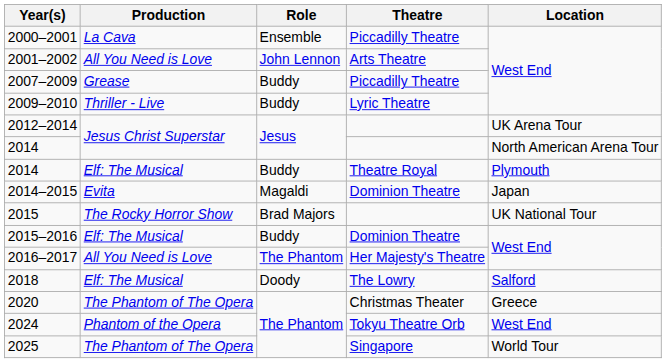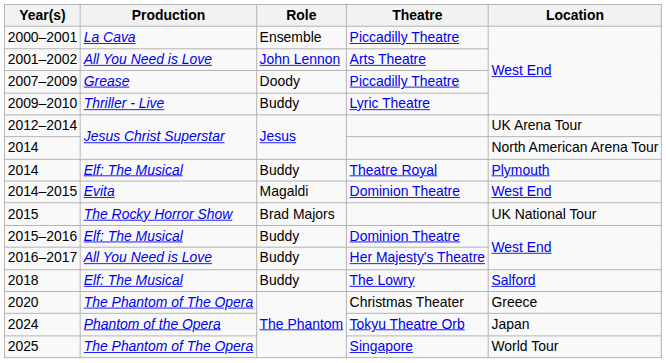(279, 81) Buddy -> (280, 81) Doody
(510, 192) Japan -> (522, 192) West End
(301, 258) The Phantom -> (279, 258) Buddy
(280, 280) Doody -> (279, 280) Buddy
(522, 324) West End -> (510, 324) Japan
